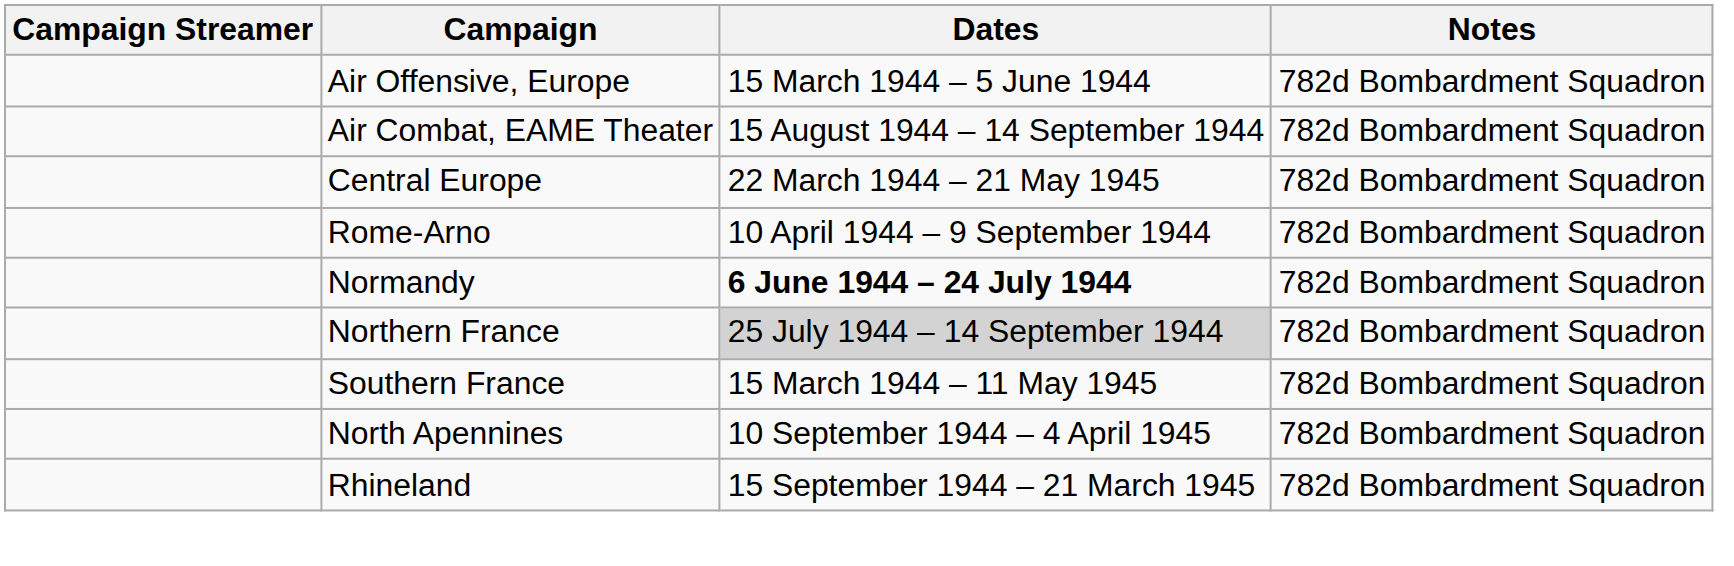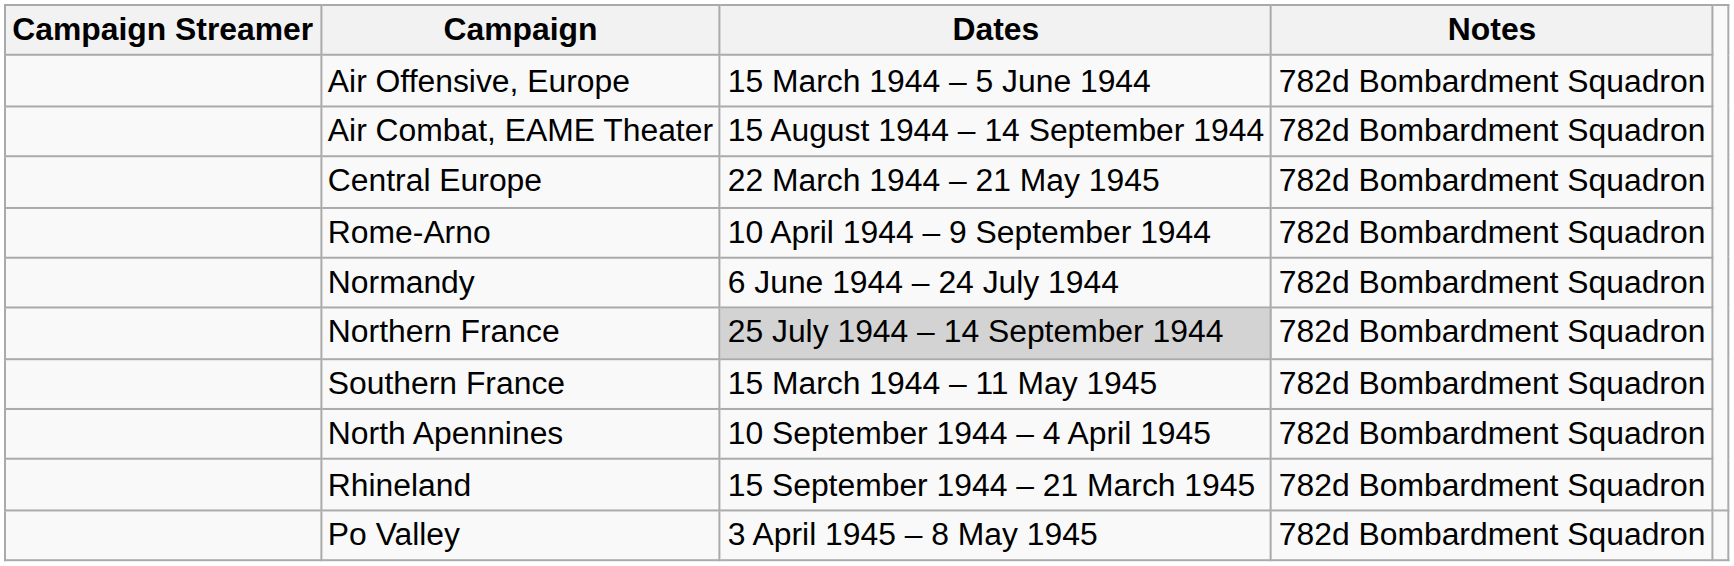(930, 282) bold -> (923, 282) normal
+ row: (394, 534)
